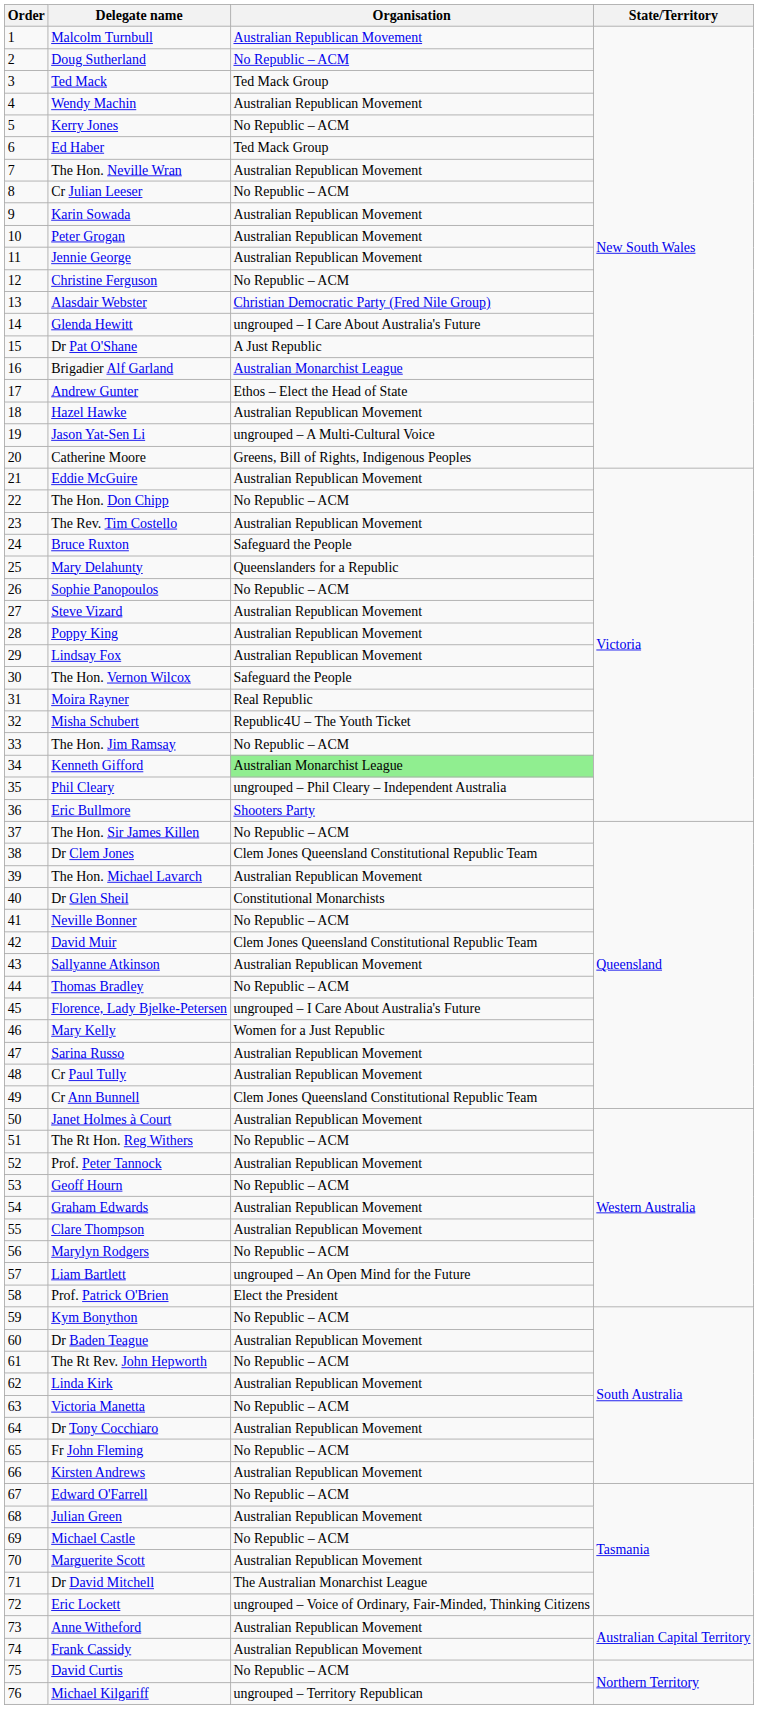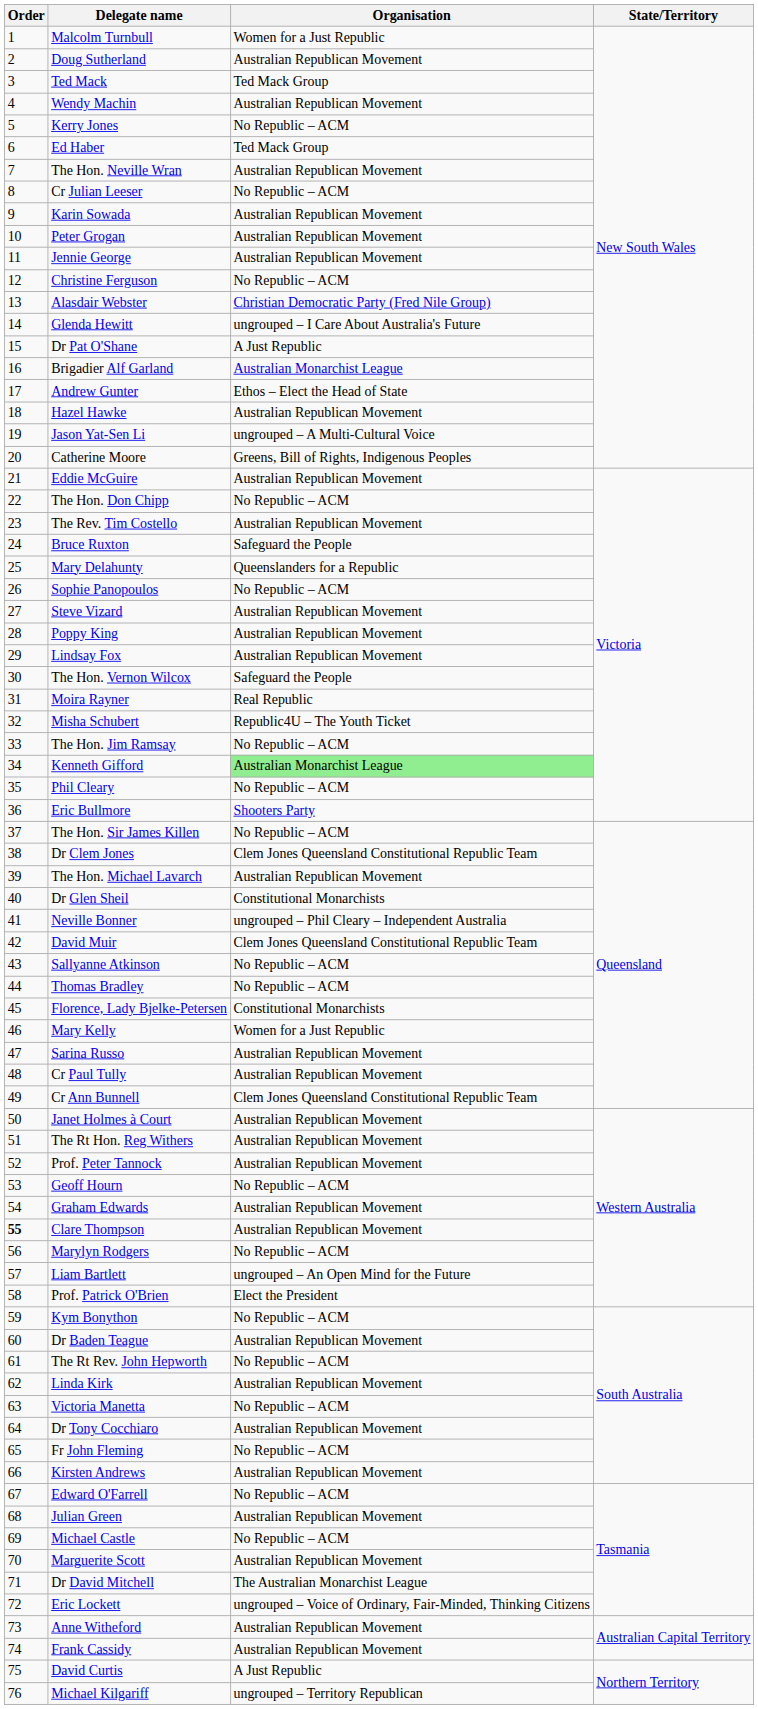(328, 37) Australian Republican Movement -> (309, 37) Women for a Just Republic
(291, 59) No Republic – ACM -> (328, 59) Australian Republican Movement
(370, 788) ungrouped – Phil Cleary – Independent Australia -> (291, 788) No Republic – ACM
(291, 920) No Republic – ACM -> (370, 920) ungrouped – Phil Cleary – Independent Australia
(328, 964) Australian Republican Movement -> (291, 964) No Republic – ACM
(357, 1008) ungrouped – I Care About Australia's Future -> (309, 1008) Constitutional Monarchists
(291, 1141) No Republic – ACM -> (328, 1141) Australian Republican Movement
(15, 1229) normal -> (15, 1229) bold
(291, 1671) No Republic – ACM -> (278, 1671) A Just Republic
